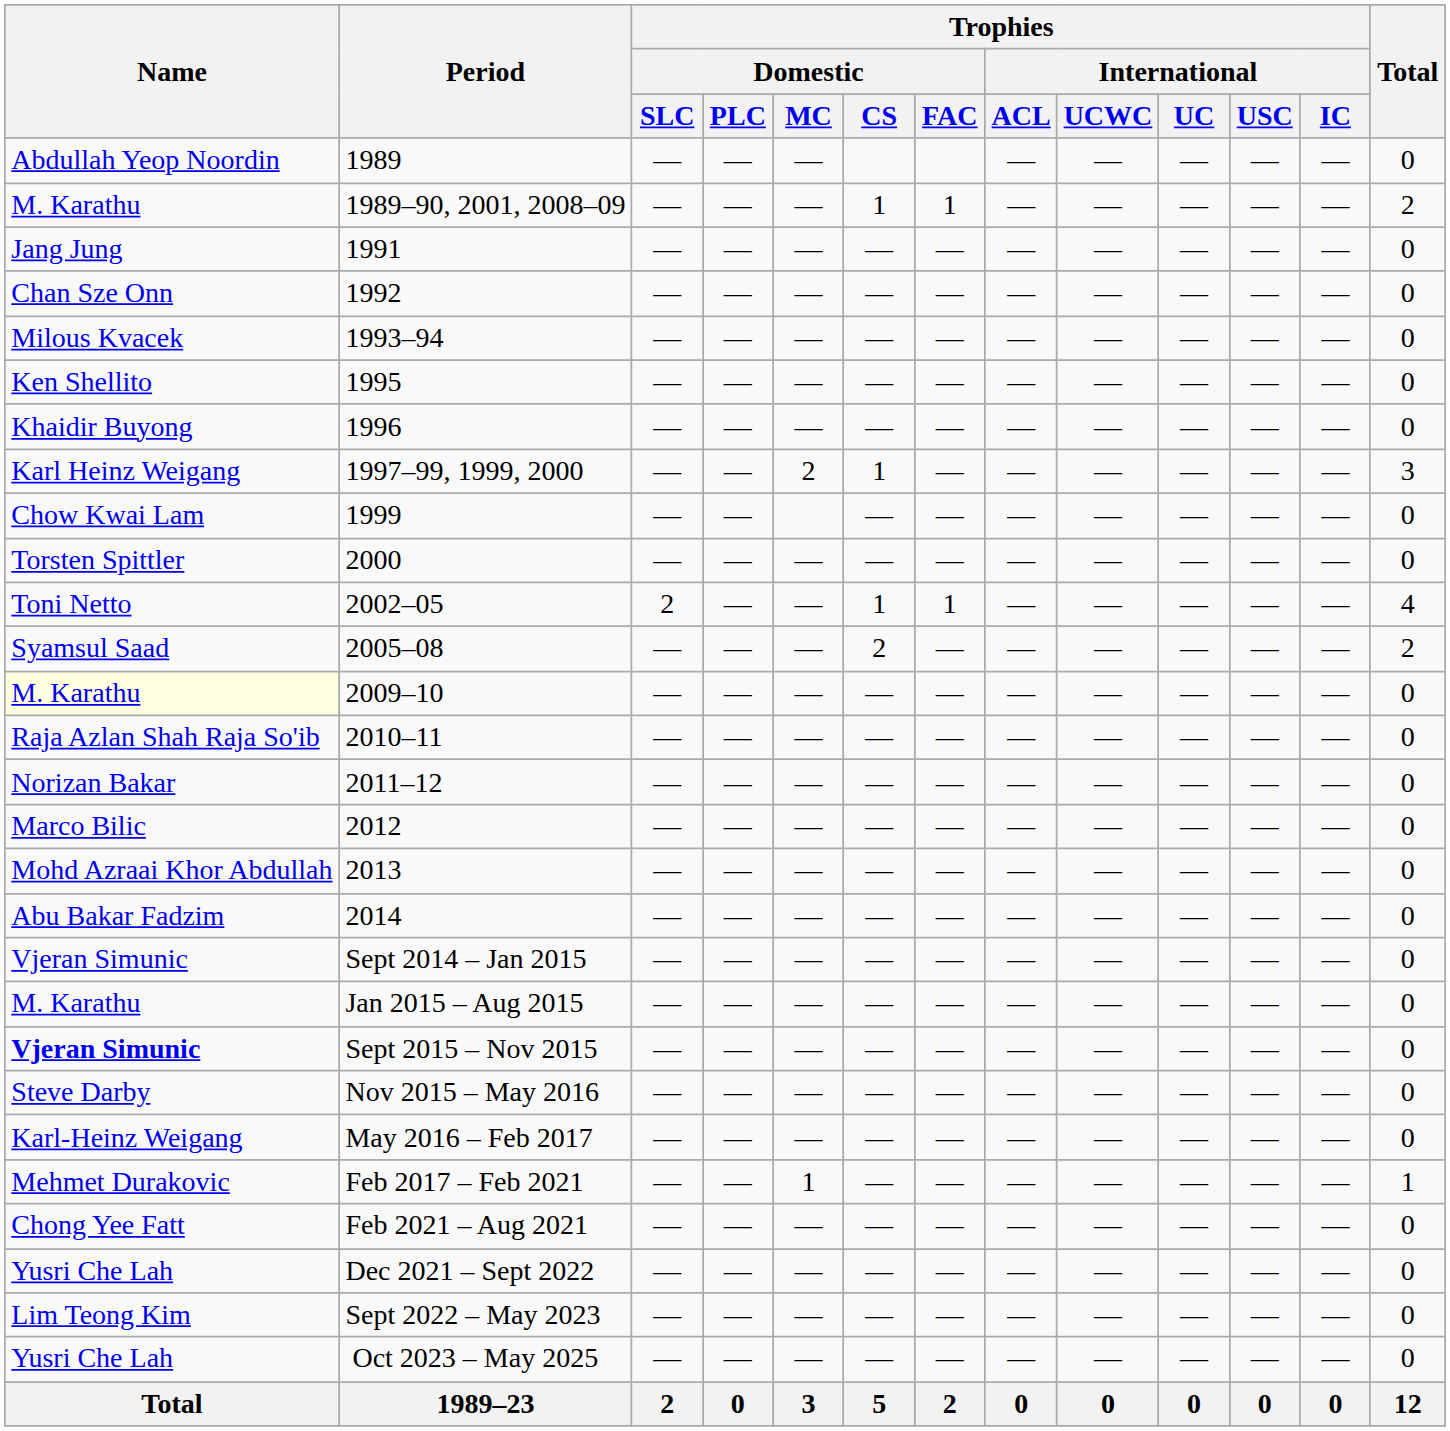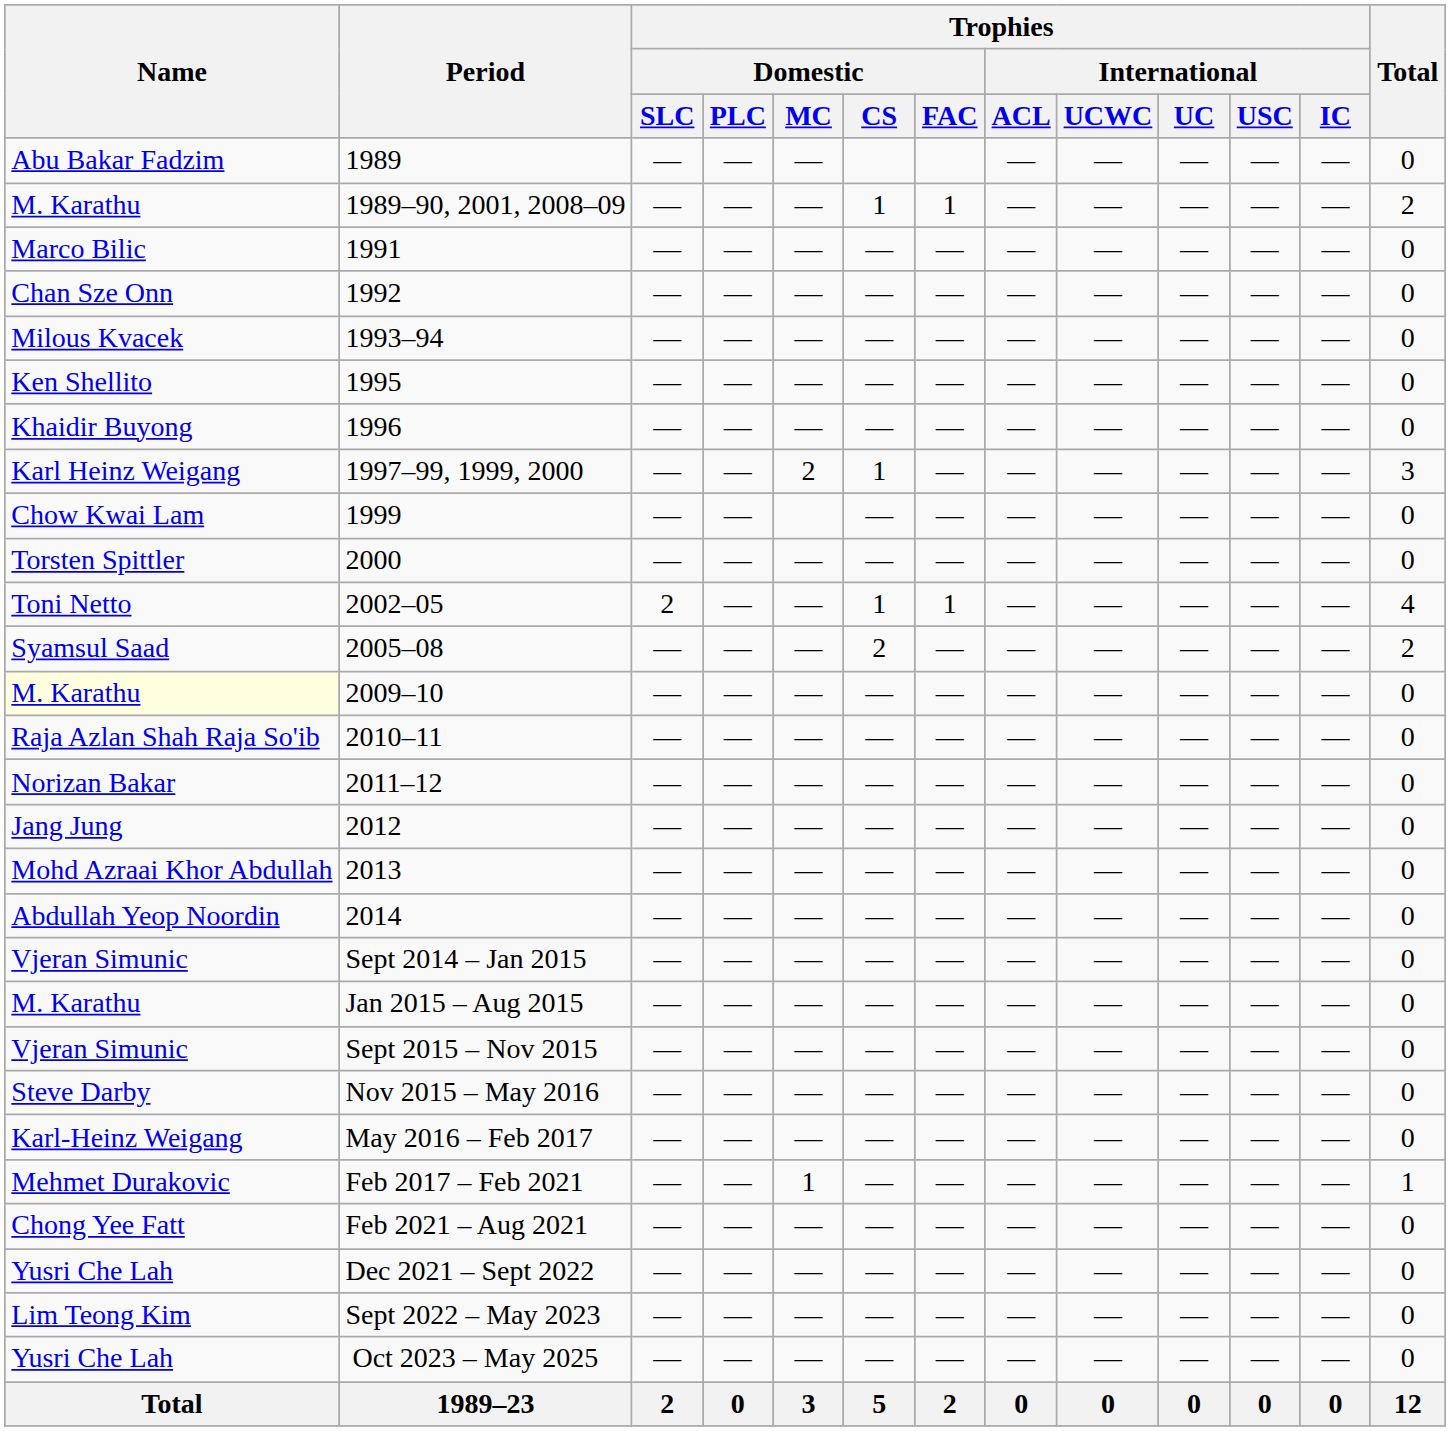(146, 159) Abdullah Yeop Noordin -> (118, 159) Abu Bakar Fadzim
(67, 248) Jang Jung -> (79, 248) Marco Bilic
(79, 826) Marco Bilic -> (67, 826) Jang Jung
(118, 914) Abu Bakar Fadzim -> (146, 914) Abdullah Yeop Noordin
(106, 1048) bold -> (100, 1048) normal
